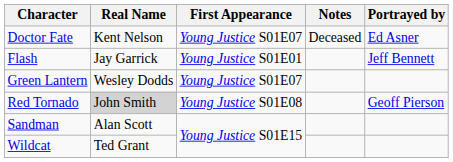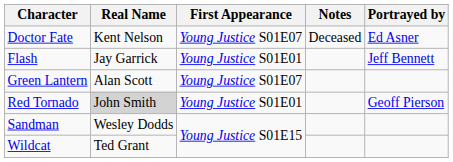(134, 80) Wesley Dodds -> (123, 80) Alan Scott
(241, 102) Young Justice S01E08 -> (241, 102) Young Justice S01E01
(123, 124) Alan Scott -> (134, 124) Wesley Dodds
